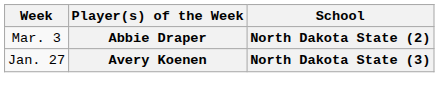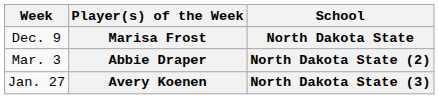+ row: (158, 38)
